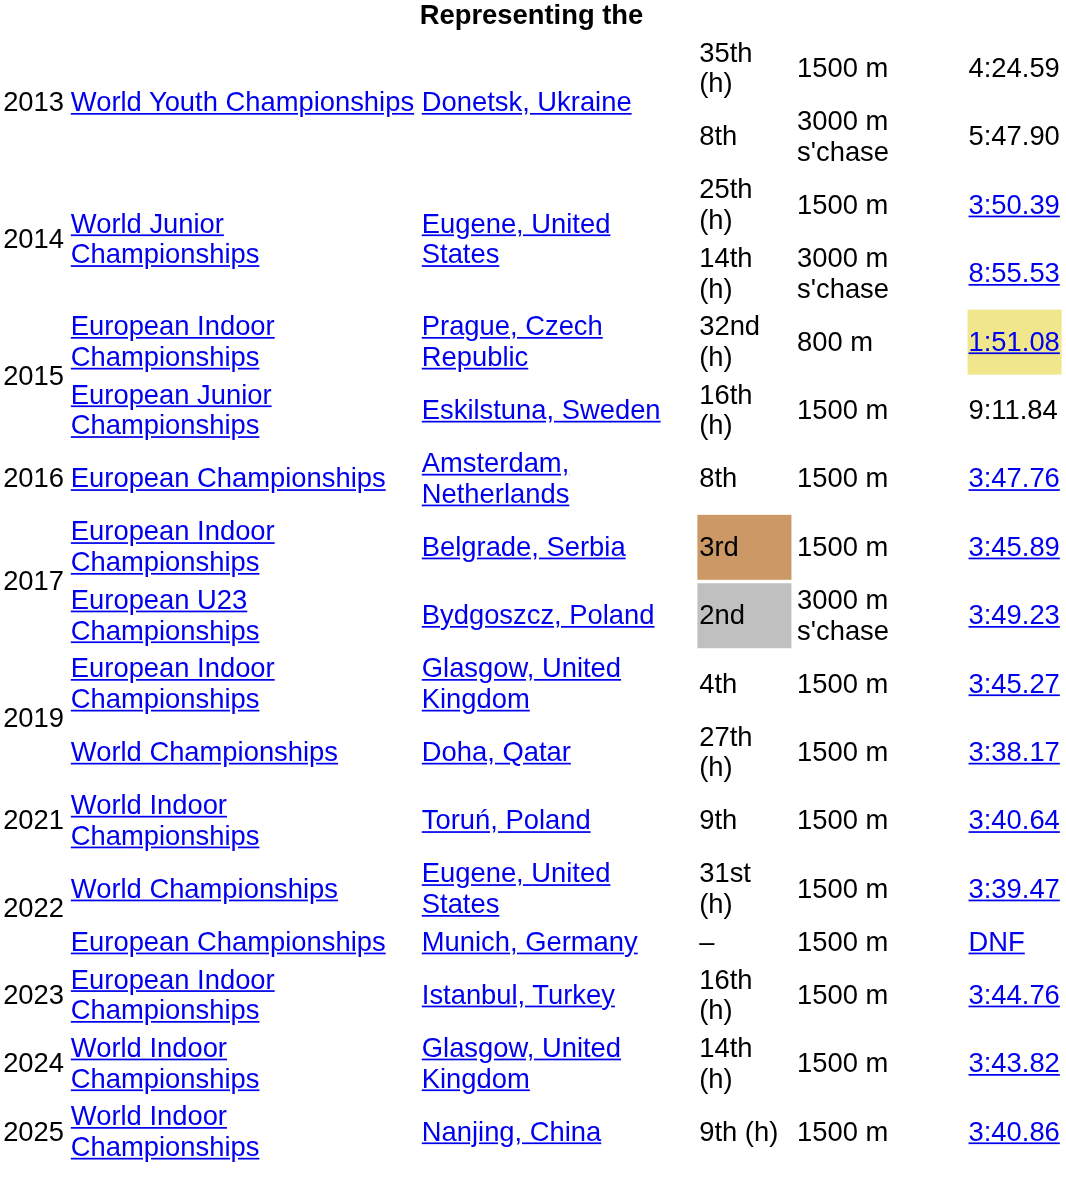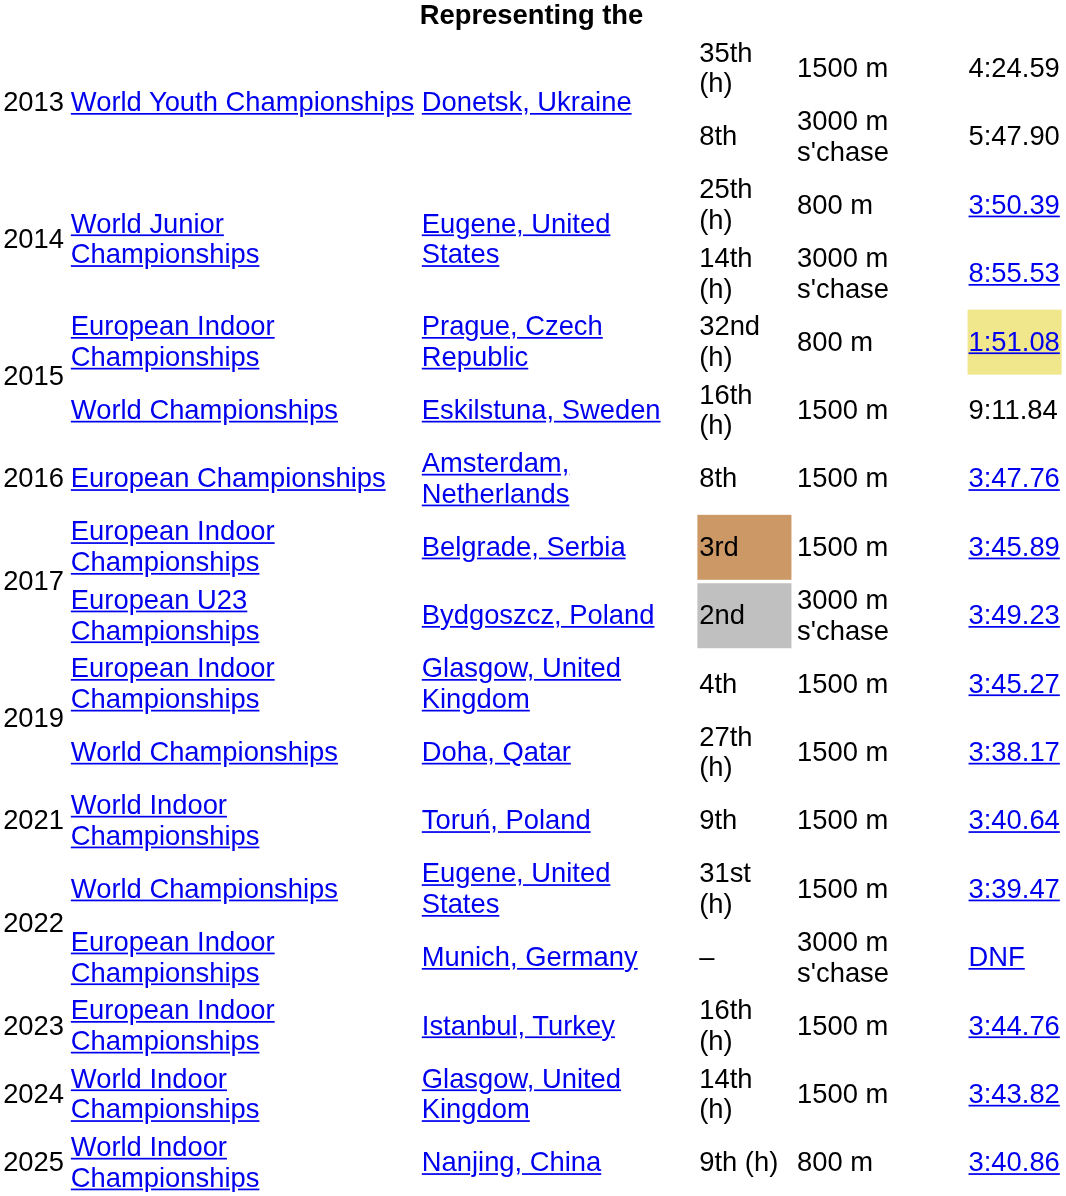(843, 204) 1500 m -> (835, 204) 800 m
(171, 410) European Junior Championships -> (204, 410) World Championships
(228, 941) European Championships -> (173, 957) European Indoor Championships
(843, 941) 1500 m -> (843, 957) 3000 m s'chase
(843, 1131) 1500 m -> (835, 1162) 800 m
